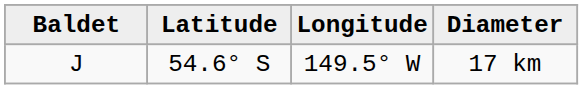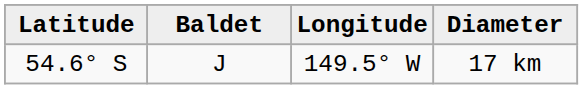columns swapped: (76, 25) <-> (219, 25)
